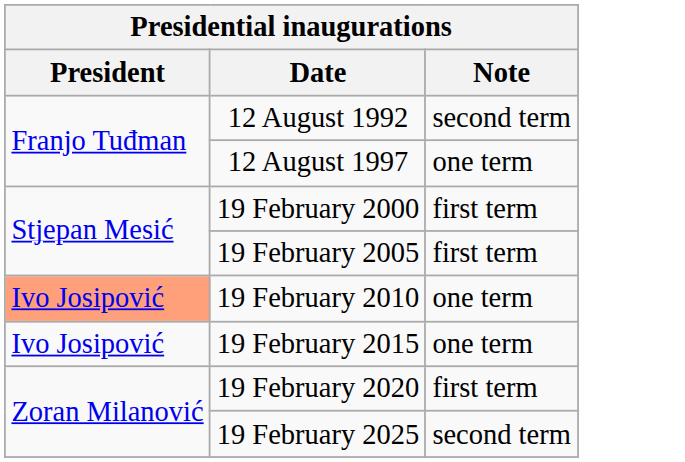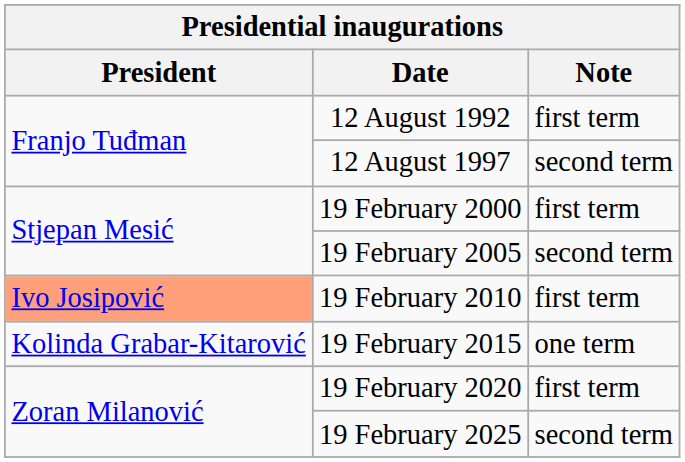(502, 117) second term -> (587, 117) first term
(483, 162) one term -> (604, 162) second term
(485, 252) first term -> (604, 252) second term
(483, 298) one term -> (587, 298) first term
(88, 343) Ivo Josipović -> (159, 343) Kolinda Grabar-Kitarović
